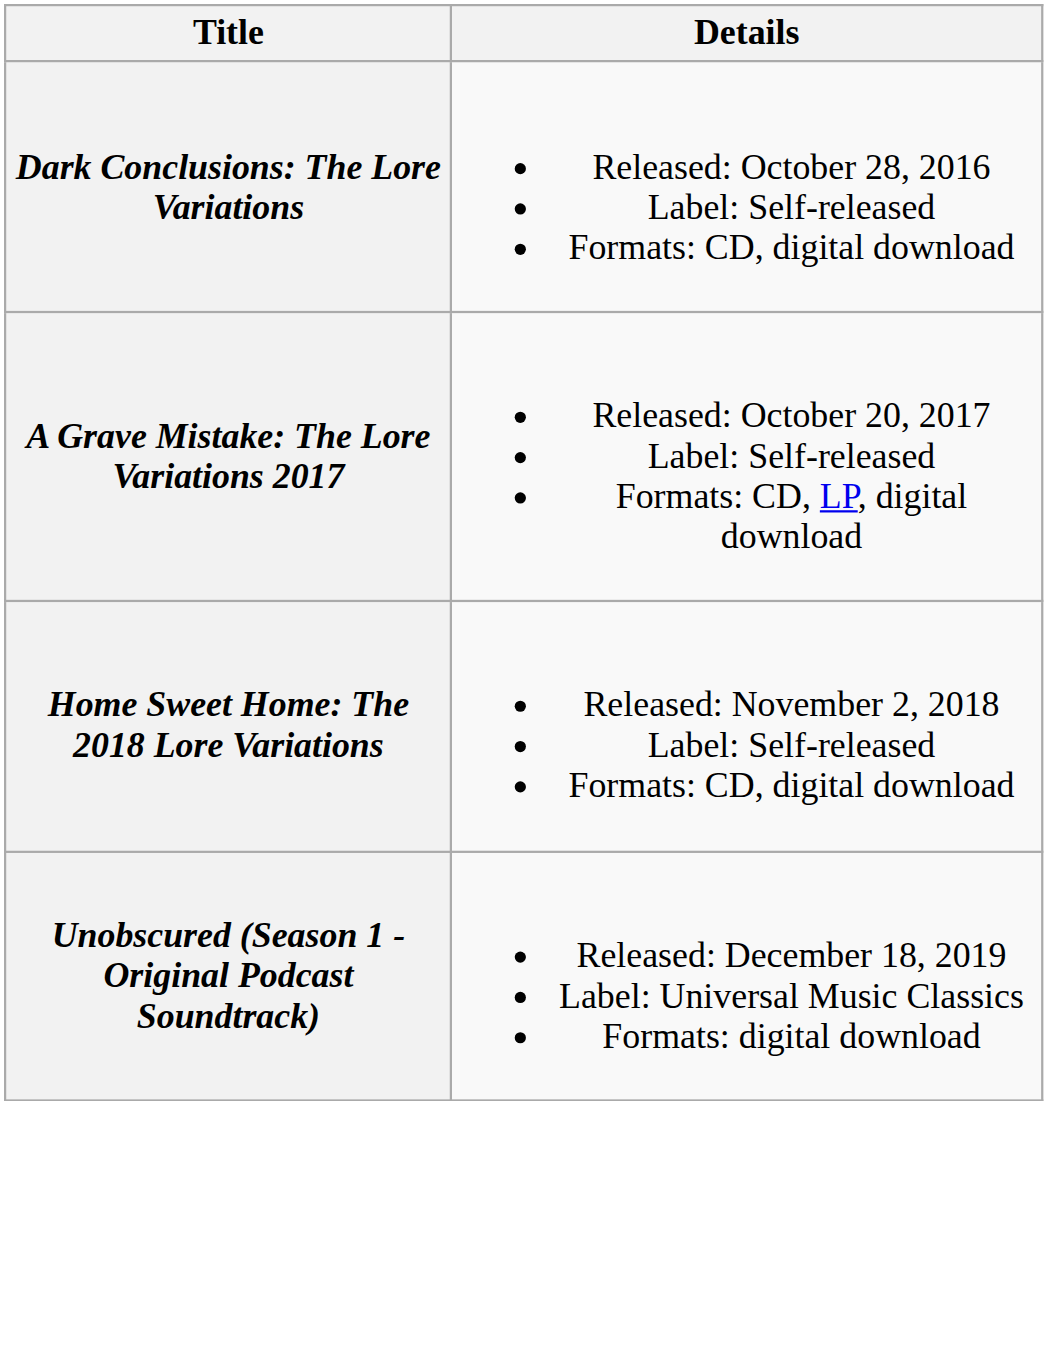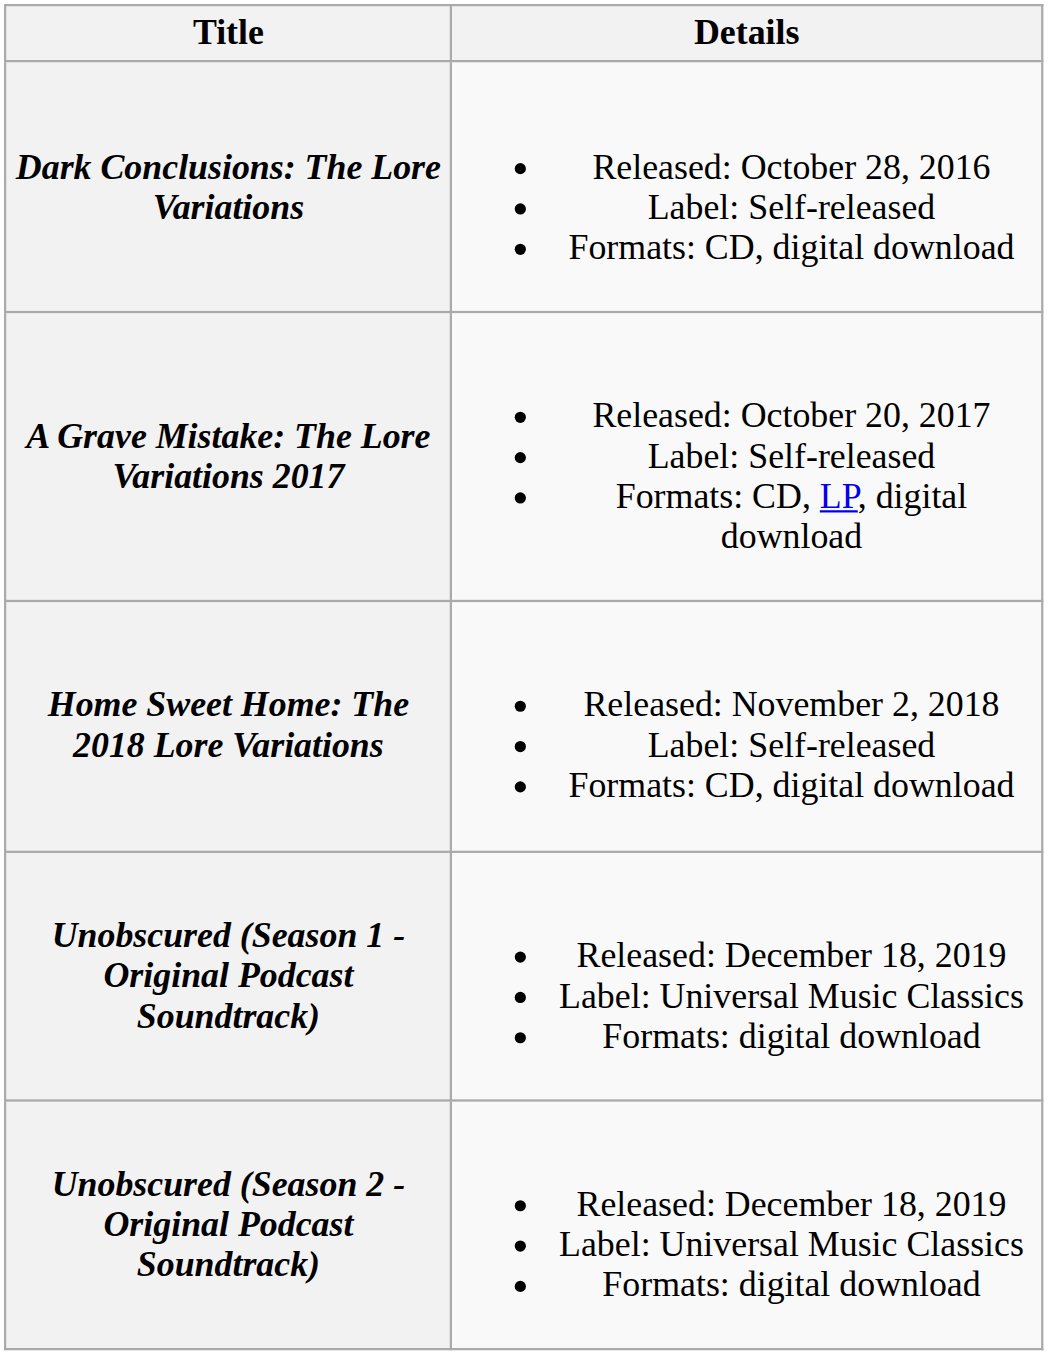+ row: (228, 1224)
